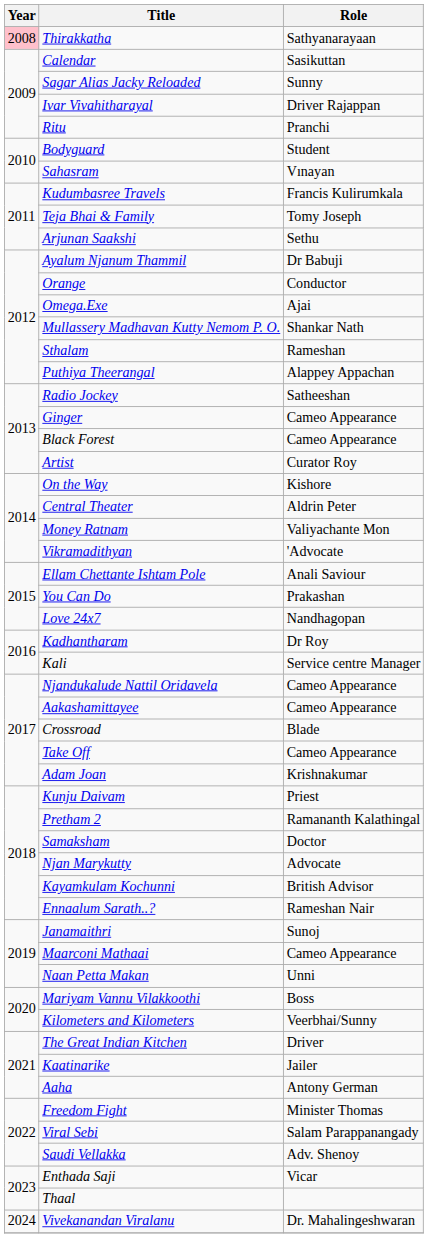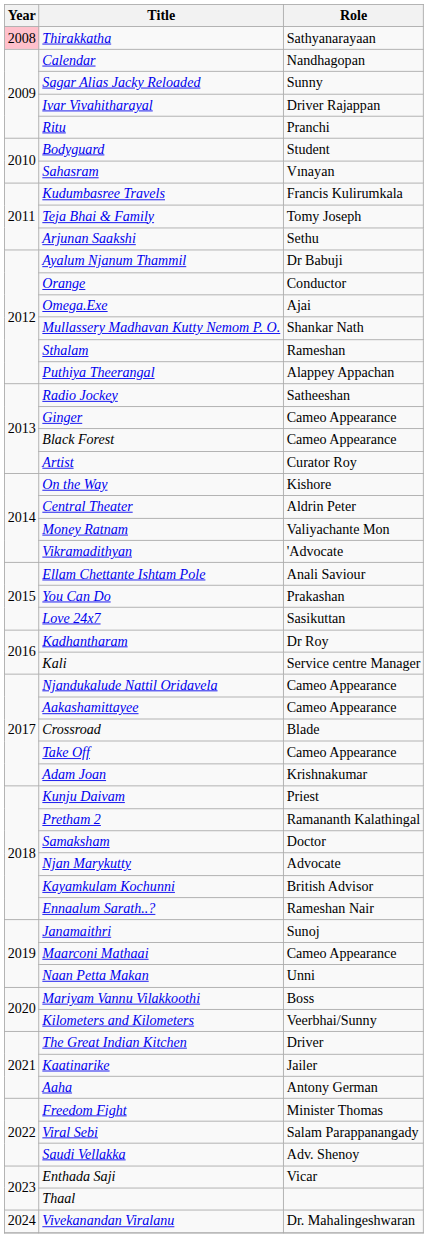(316, 60) Sasikuttan -> (326, 60) Nandhagopan
(326, 618) Nandhagopan -> (316, 618) Sasikuttan
